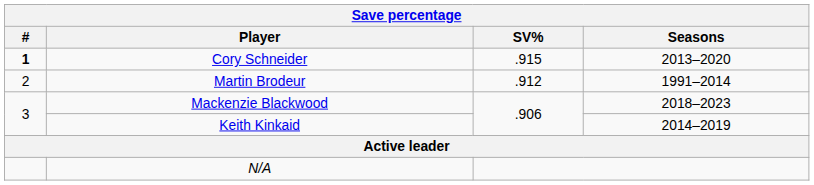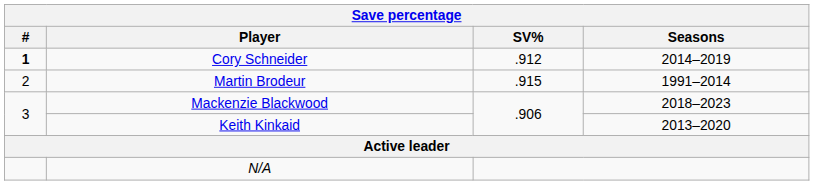(528, 59) .915 -> (528, 59) .912
(696, 59) 2013–2020 -> (696, 59) 2014–2019
(528, 81) .912 -> (528, 81) .915
(696, 125) 2014–2019 -> (696, 125) 2013–2020
